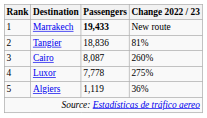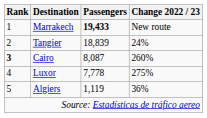(96, 42) 18,836 -> (96, 42) 18,839
(140, 42) 81% -> (140, 42) 24%
(9, 58) normal -> (9, 58) bold
